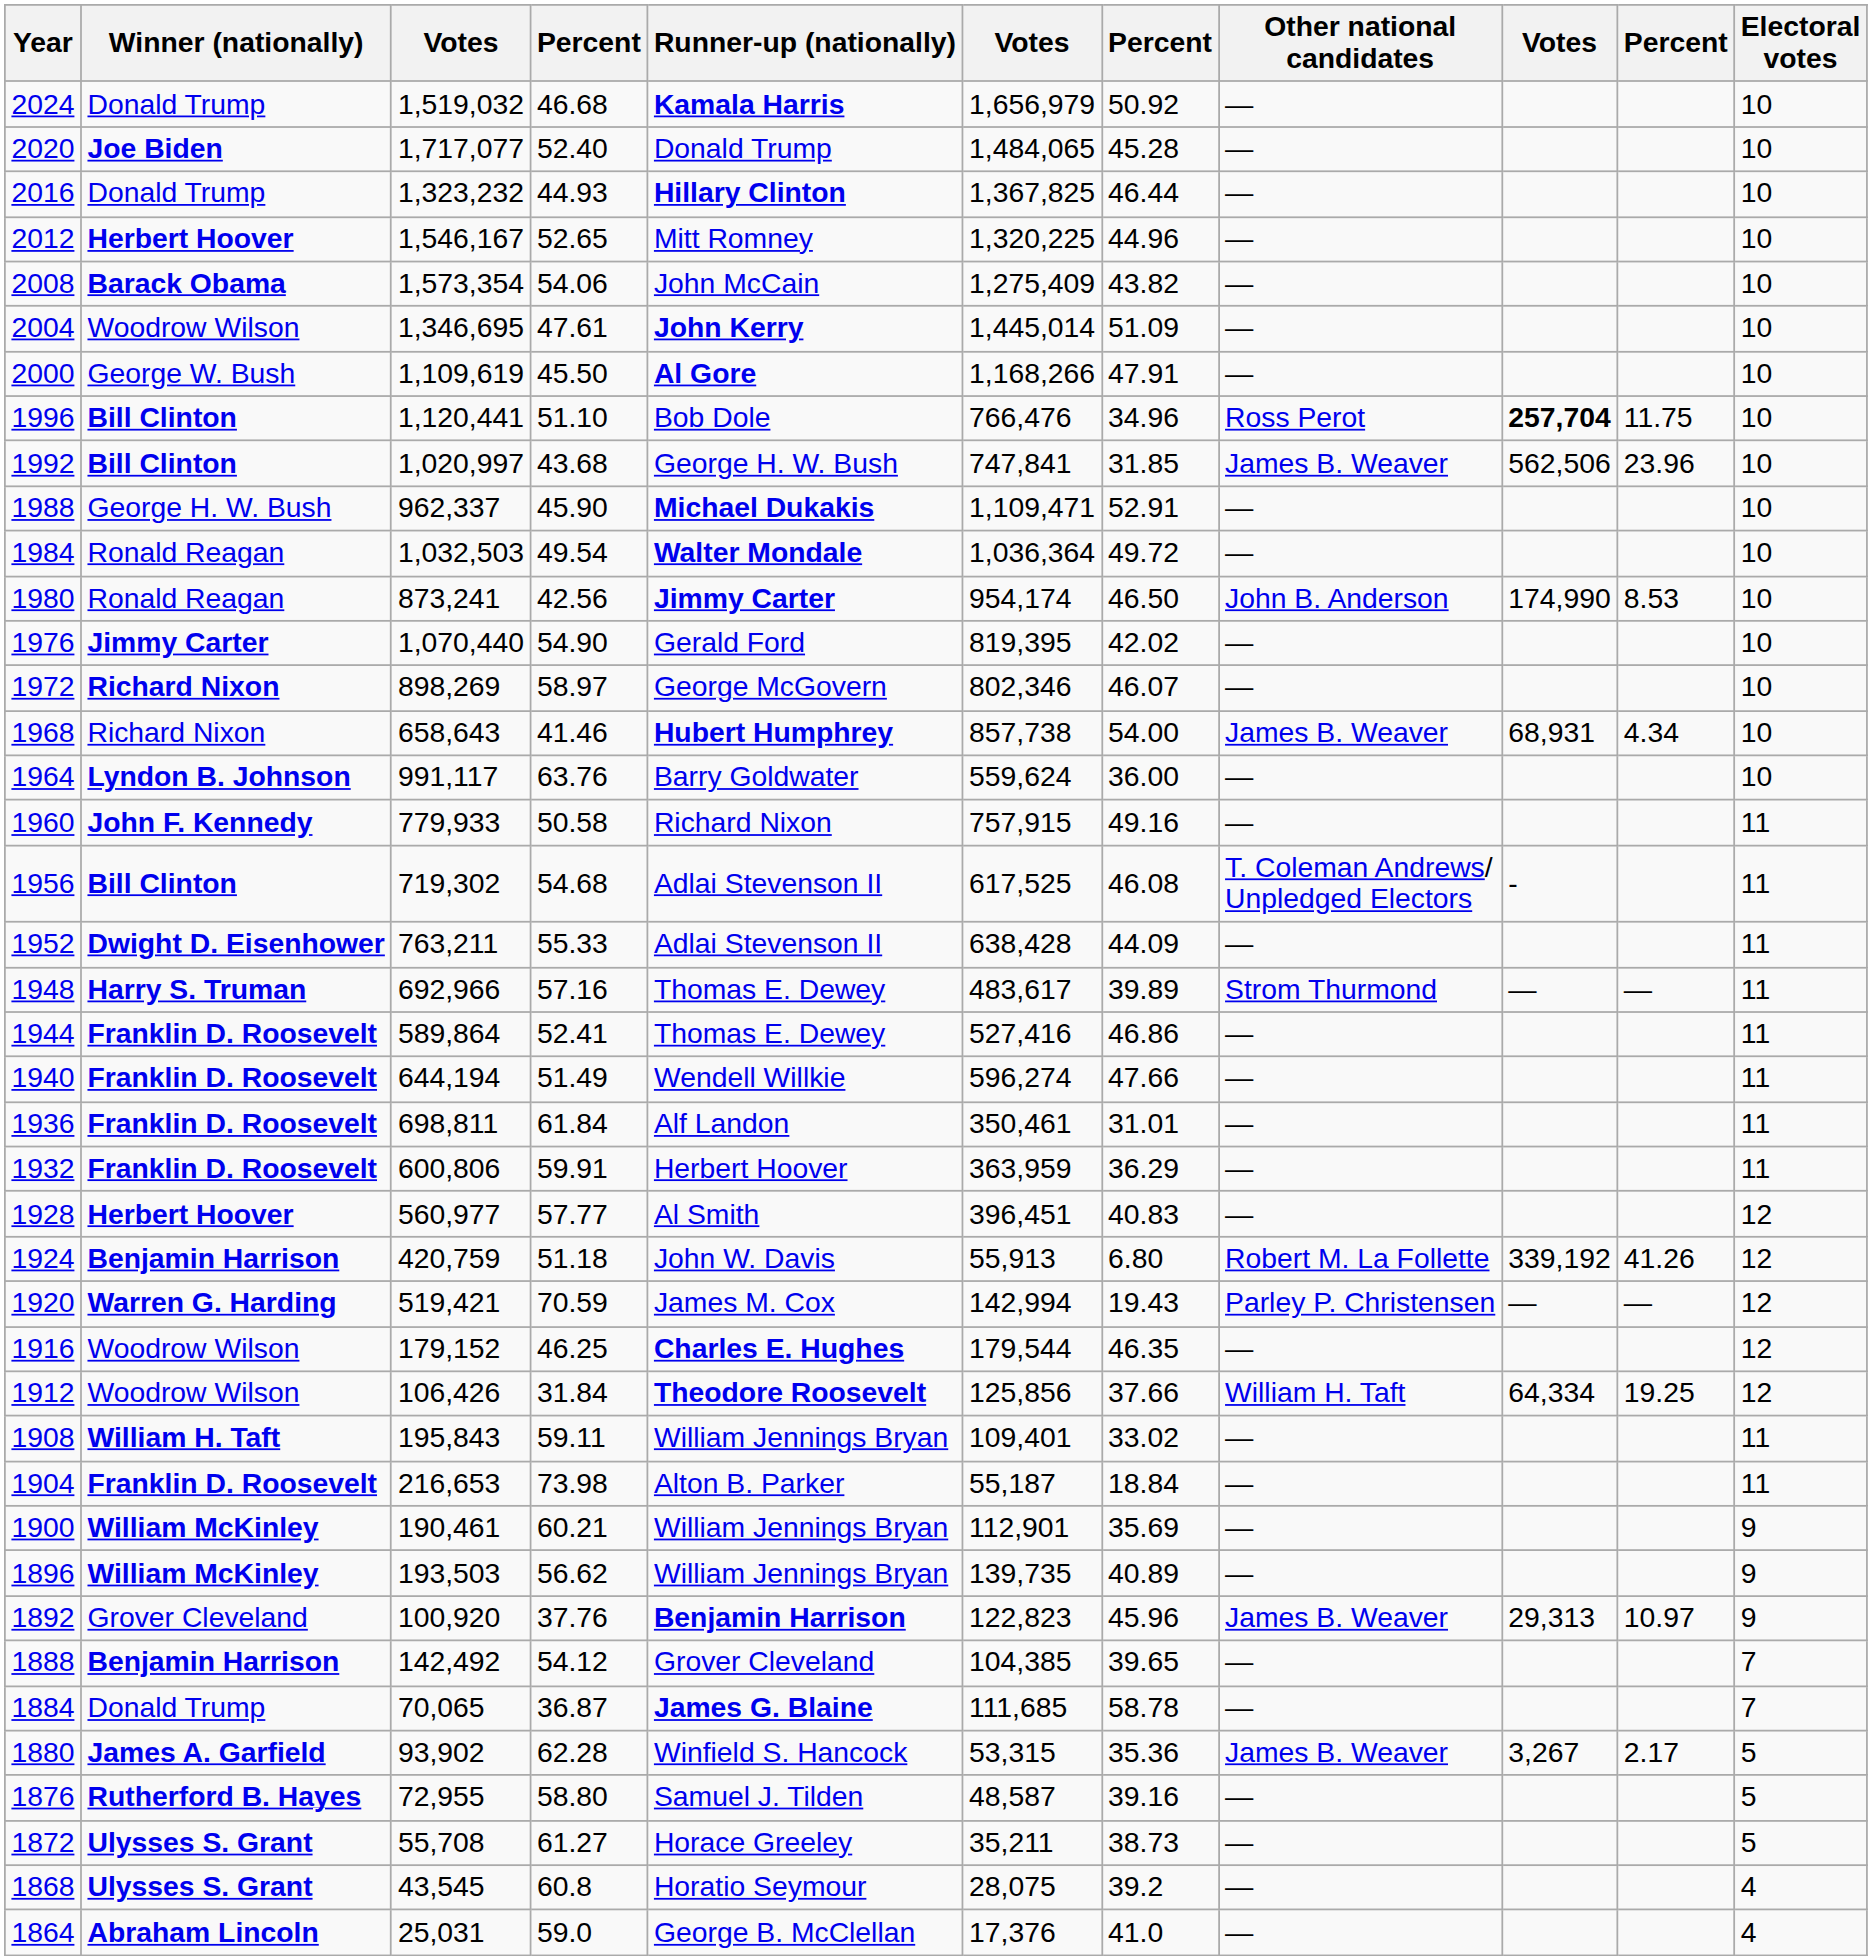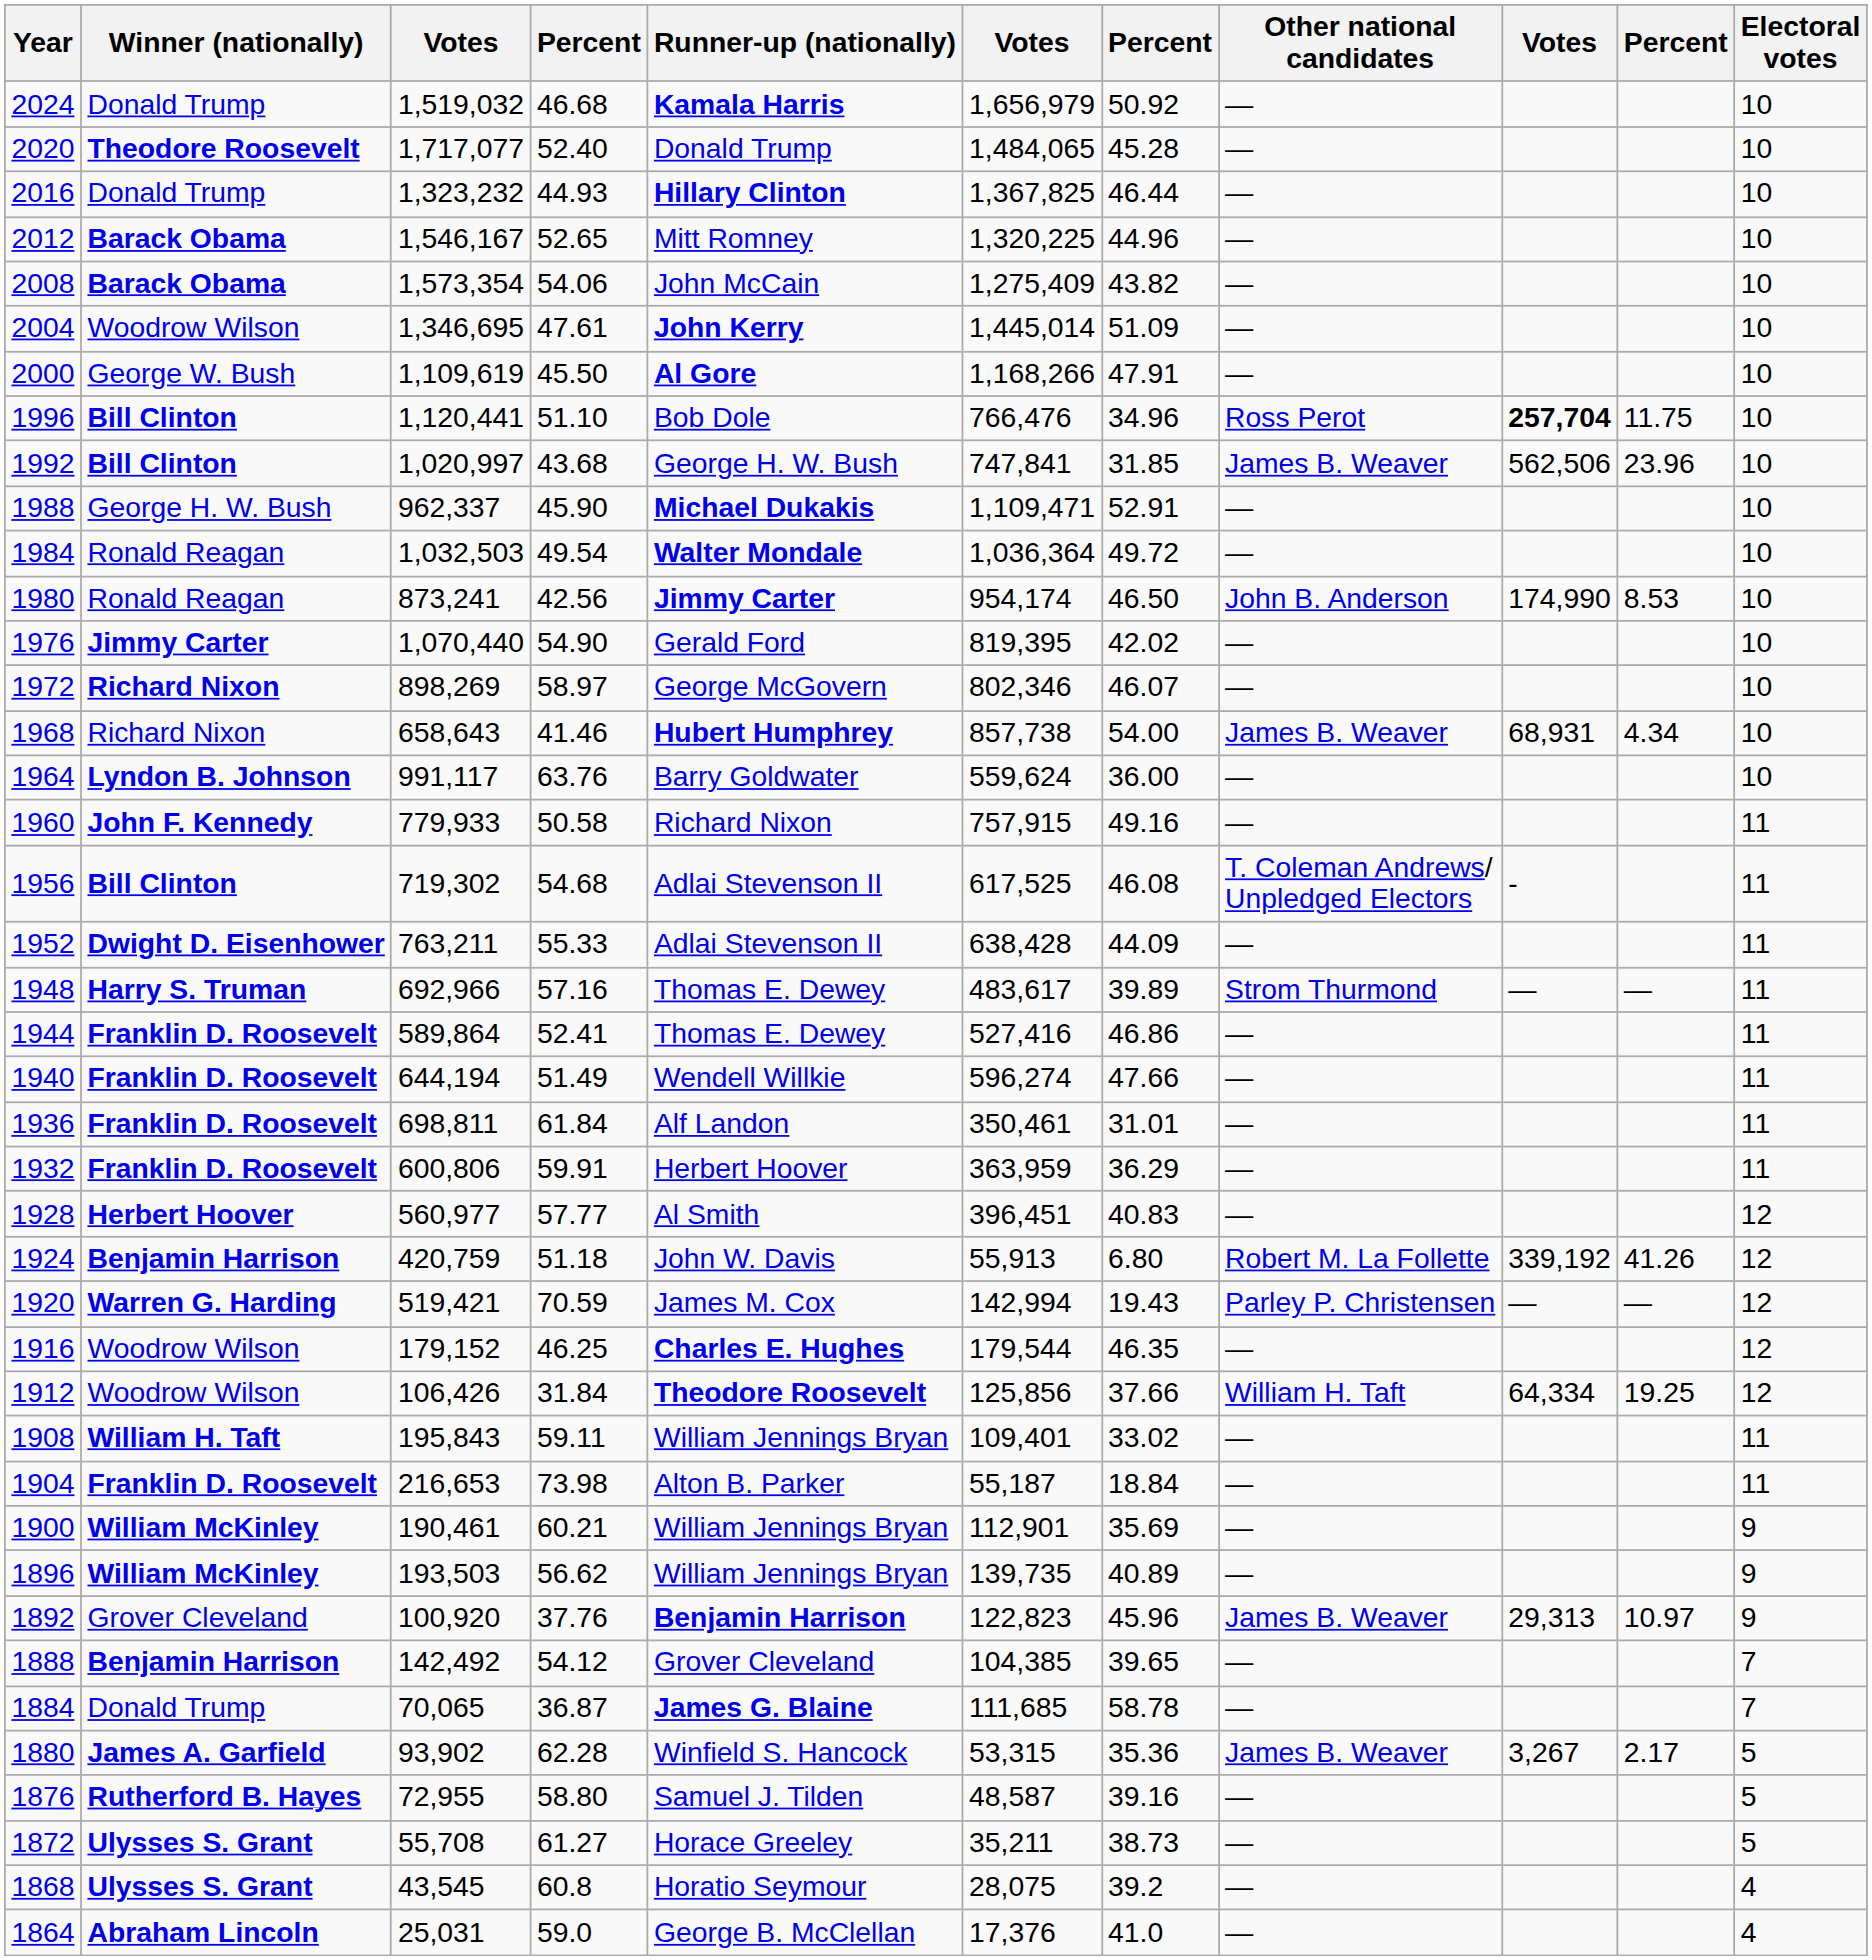(155, 148) Joe Biden -> (224, 148) Theodore Roosevelt
(191, 238) Herbert Hoover -> (187, 238) Barack Obama
